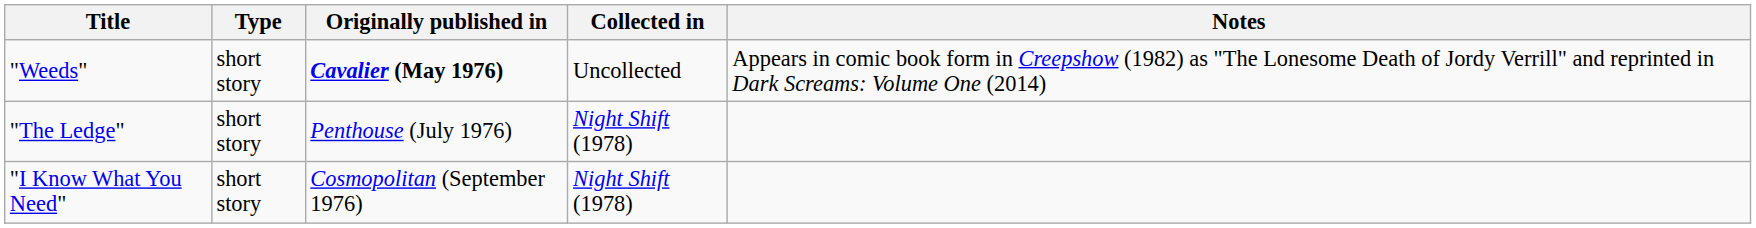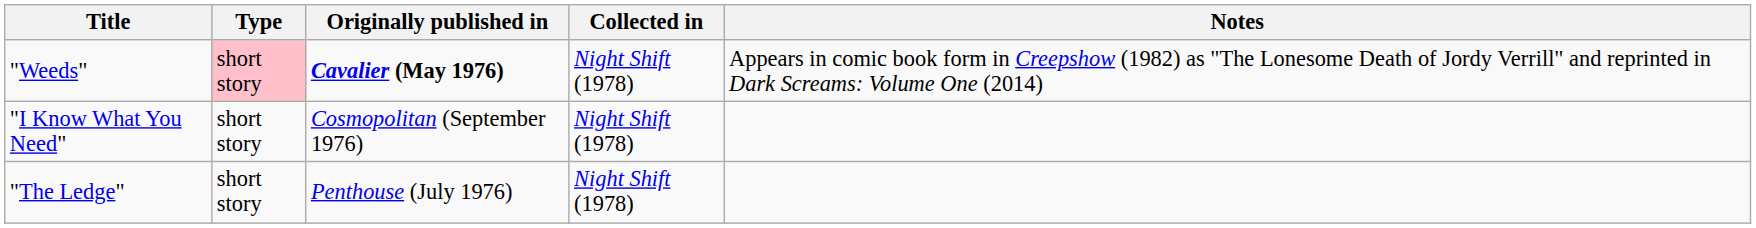(239, 70) no background -> (239, 70) pink background
(627, 70) Uncollected -> (622, 70) Night Shift (1978)
rows swapped: (67, 131) <-> (96, 191)
